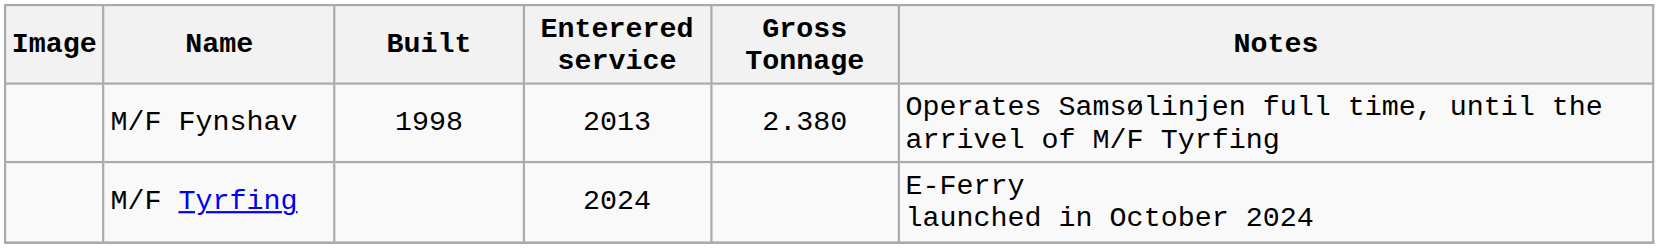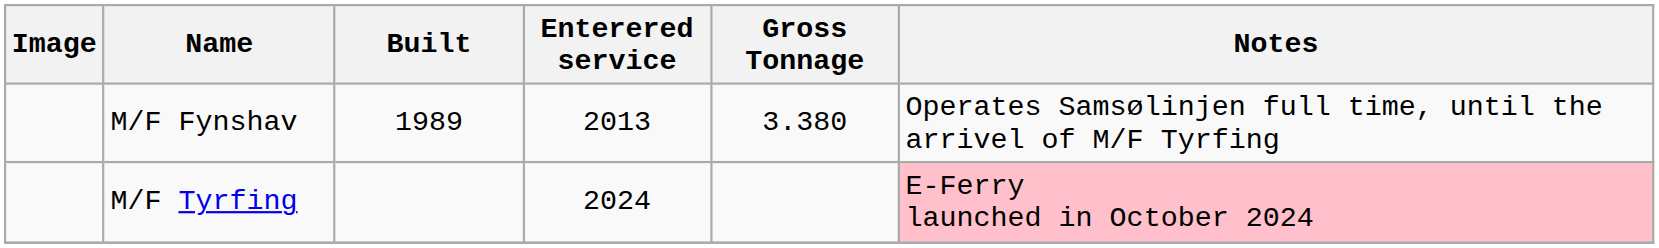(429, 123) 1998 -> (429, 123) 1989
(805, 123) 2.380 -> (805, 123) 3.380
(1110, 202) no background -> (1110, 202) pink background
